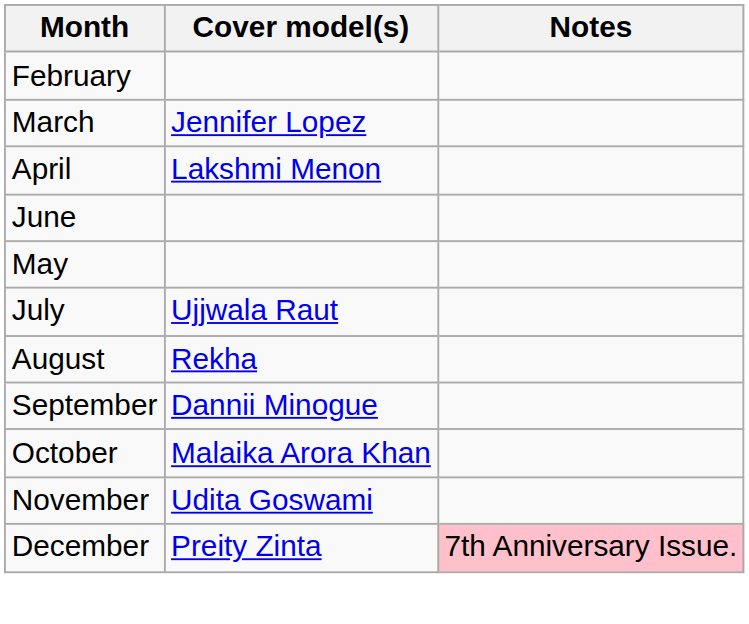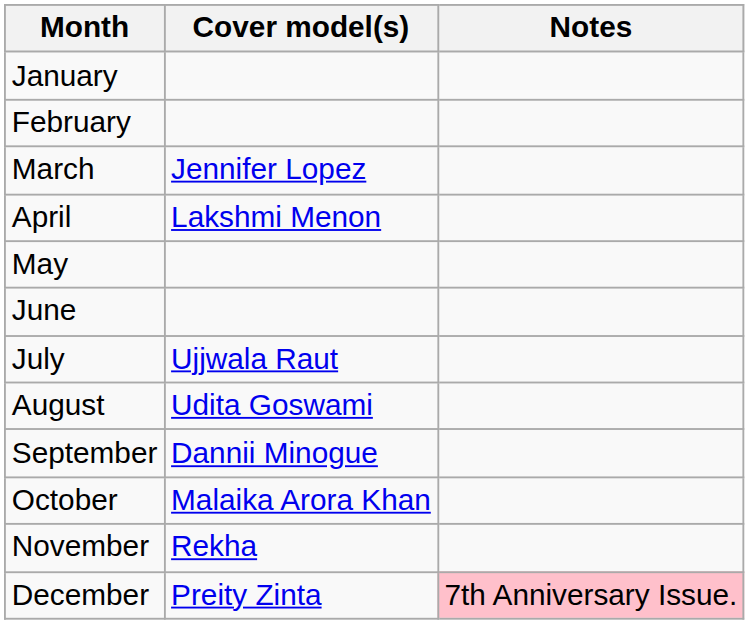+ row: (65, 75)
rows swapped: (40, 264) <-> (44, 216)
(214, 358) Rekha -> (272, 405) Udita Goswami
(272, 500) Udita Goswami -> (214, 547) Rekha
